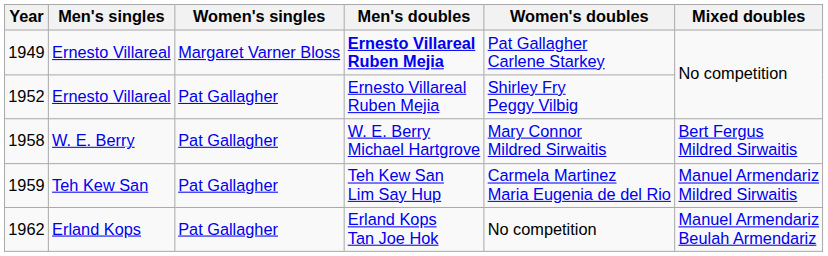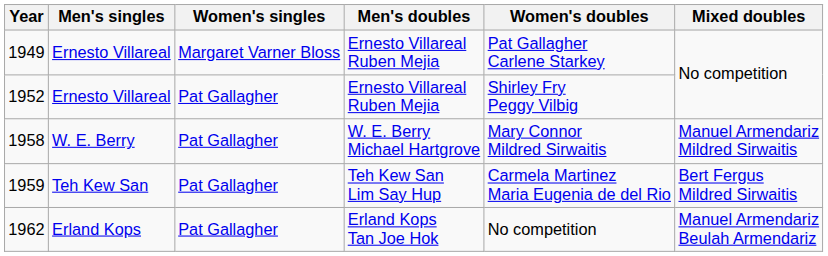(412, 52) bold -> (407, 52) normal
(738, 140) Bert Fergus Mildred Sirwaitis -> (749, 140) Manuel Armendariz Mildred Sirwaitis
(749, 185) Manuel Armendariz Mildred Sirwaitis -> (738, 185) Bert Fergus Mildred Sirwaitis
